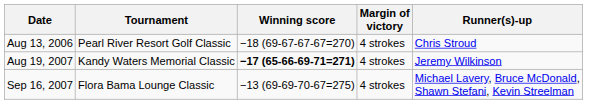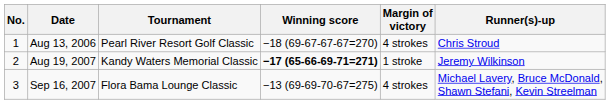+ column: (16, 20)
(382, 61) 4 strokes -> (402, 61) 1 stroke
